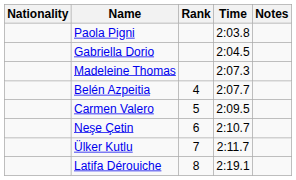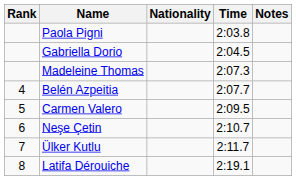columns swapped: (196, 14) <-> (38, 14)
